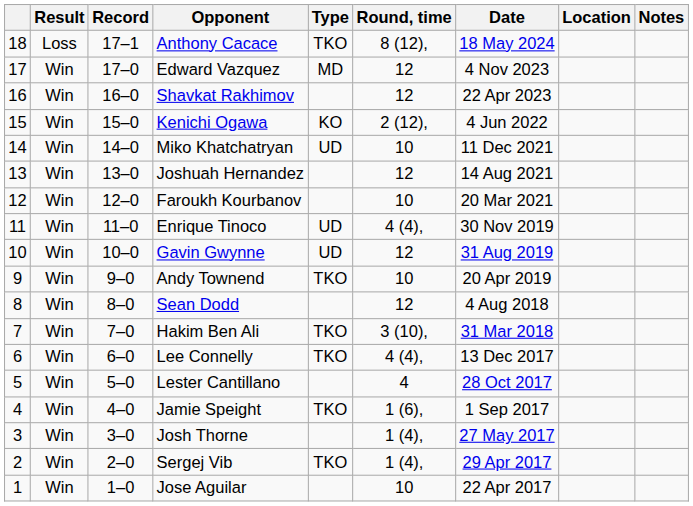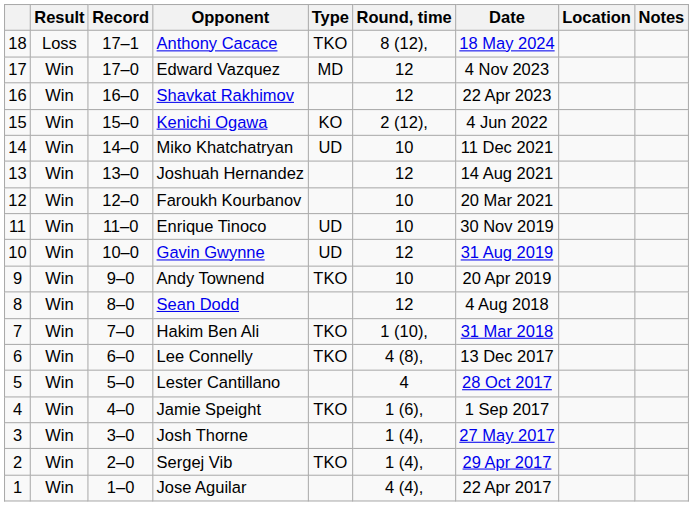(404, 226) 4 (4), -> (404, 226) 10
(404, 331) 3 (10), -> (404, 331) 1 (10),
(404, 357) 4 (4), -> (404, 357) 4 (8),
(404, 488) 10 -> (404, 488) 4 (4),
